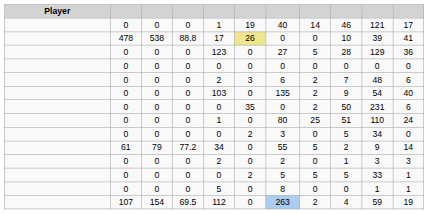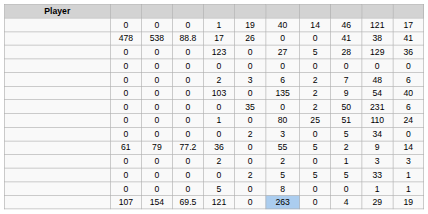(250, 39) khaki background -> (250, 39) no background
(346, 39) 10 -> (346, 39) 41
(377, 39) 39 -> (377, 39) 38
(219, 148) 34 -> (219, 148) 36
(219, 203) 112 -> (219, 203) 121
(315, 203) 2 -> (315, 203) 0
(377, 203) 59 -> (377, 203) 29
